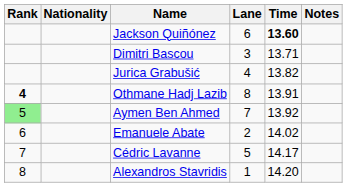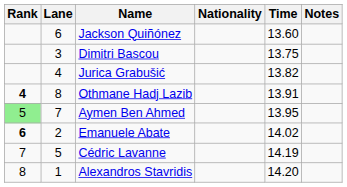columns swapped: (247, 14) <-> (75, 14)
(283, 34) bold -> (283, 34) normal
(283, 53) 13.71 -> (283, 53) 13.75
(283, 113) 13.92 -> (283, 113) 13.95
(23, 133) normal -> (23, 133) bold
(283, 152) 14.17 -> (283, 152) 14.19
